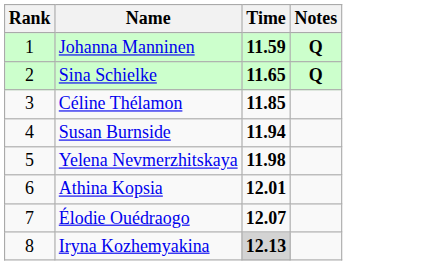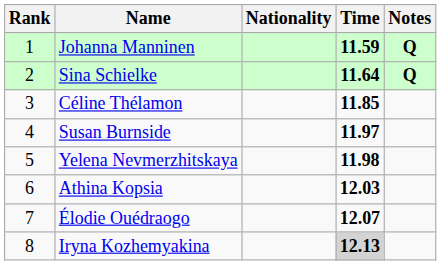+ column: (289, 18)
(266, 75) 11.65 -> (360, 75) 11.64
(266, 132) 11.94 -> (360, 132) 11.97
(266, 189) 12.01 -> (360, 189) 12.03
